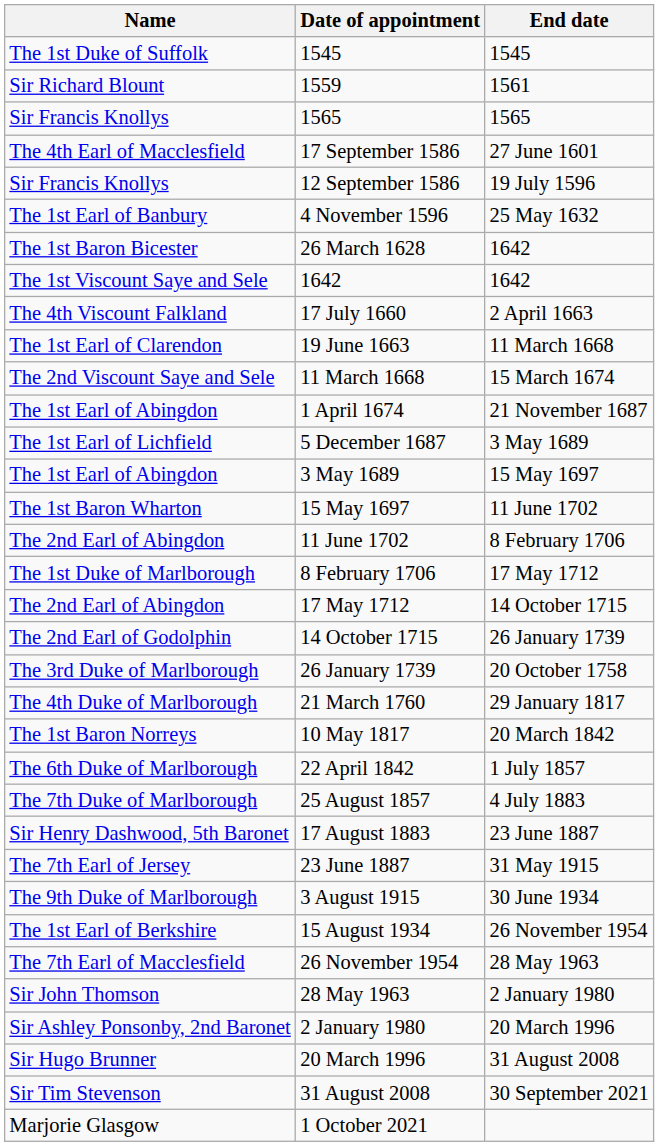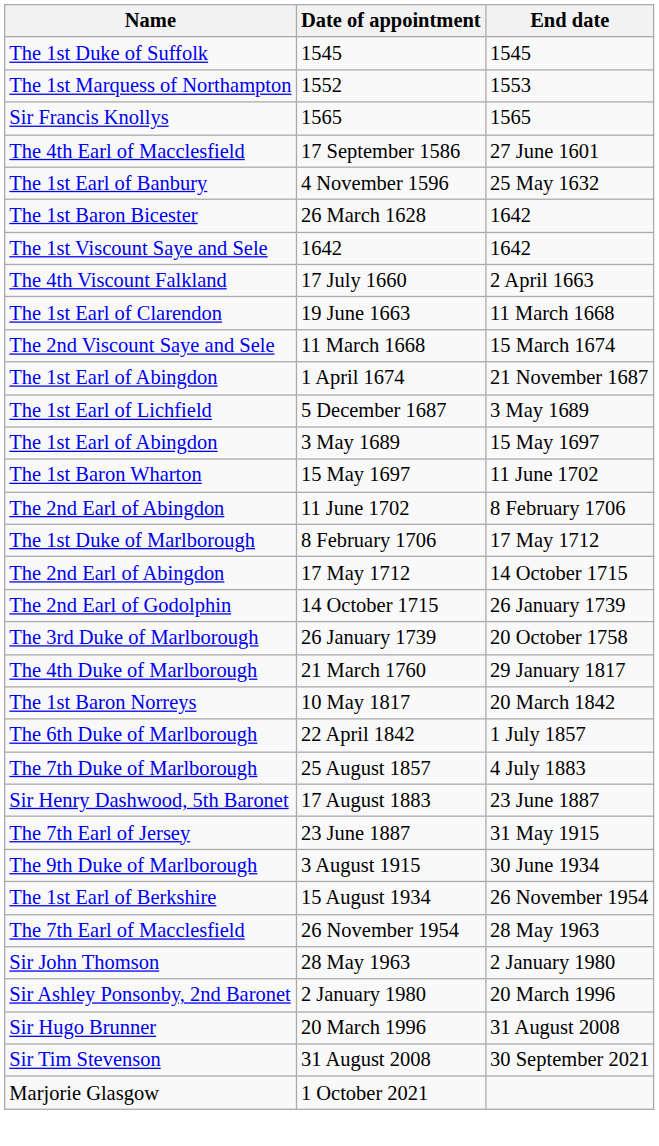+ row: (321, 85)
- row: (321, 85)
- row: (380, 183)
